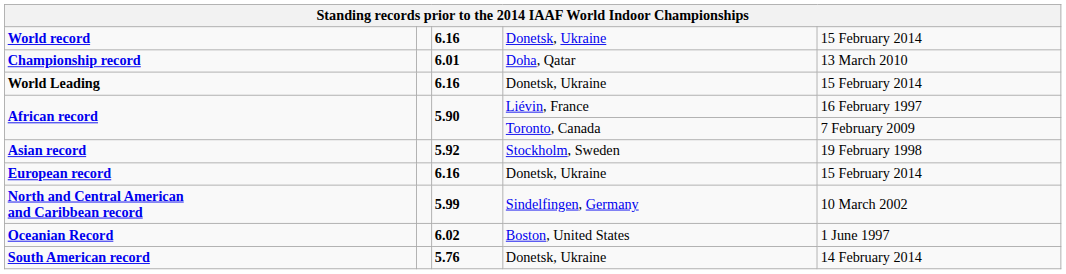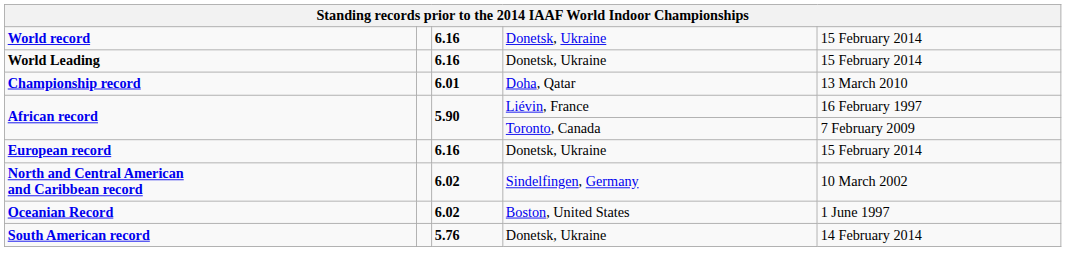rows swapped: (74, 60) <-> (54, 83)
- row: (47, 151)
(447, 204) 5.99 -> (447, 181) 6.02
